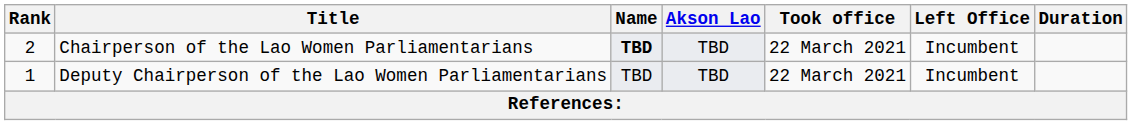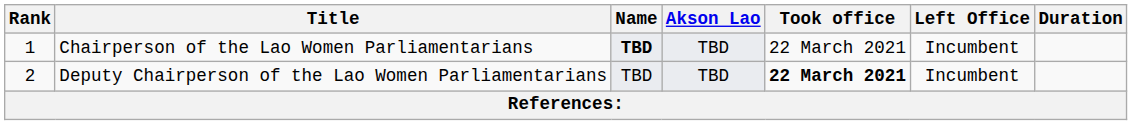(30, 48) 2 -> (30, 48) 1
(30, 76) 1 -> (30, 76) 2
(837, 76) normal -> (837, 76) bold
